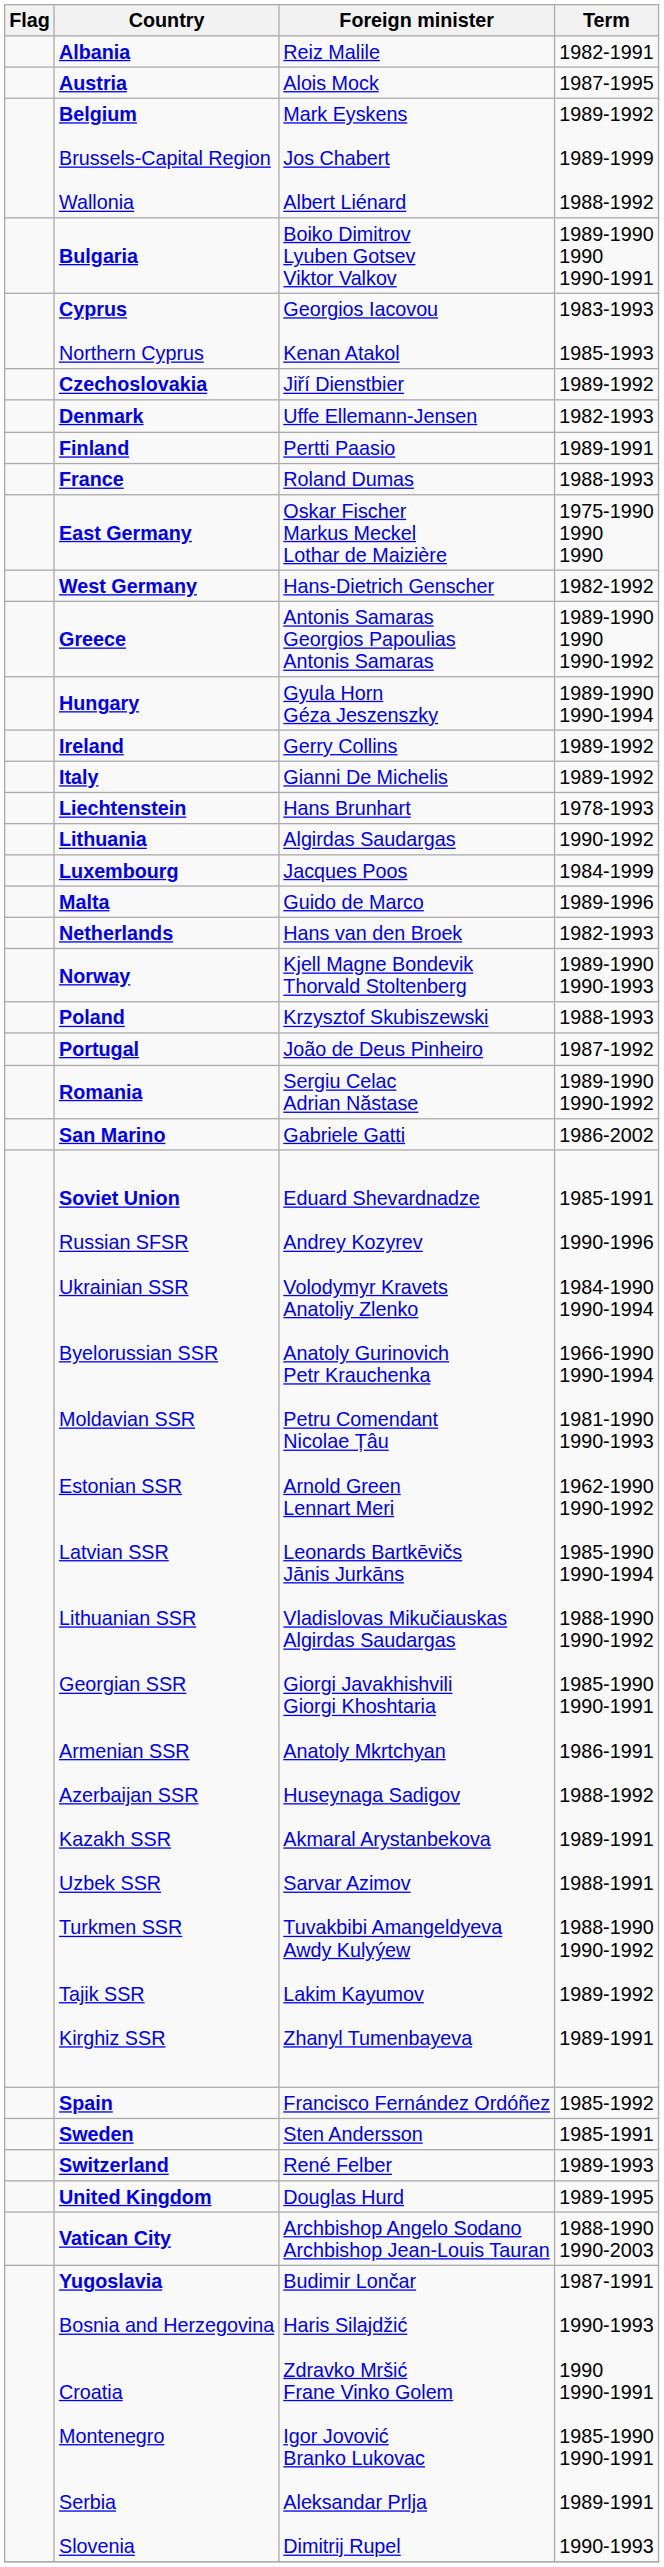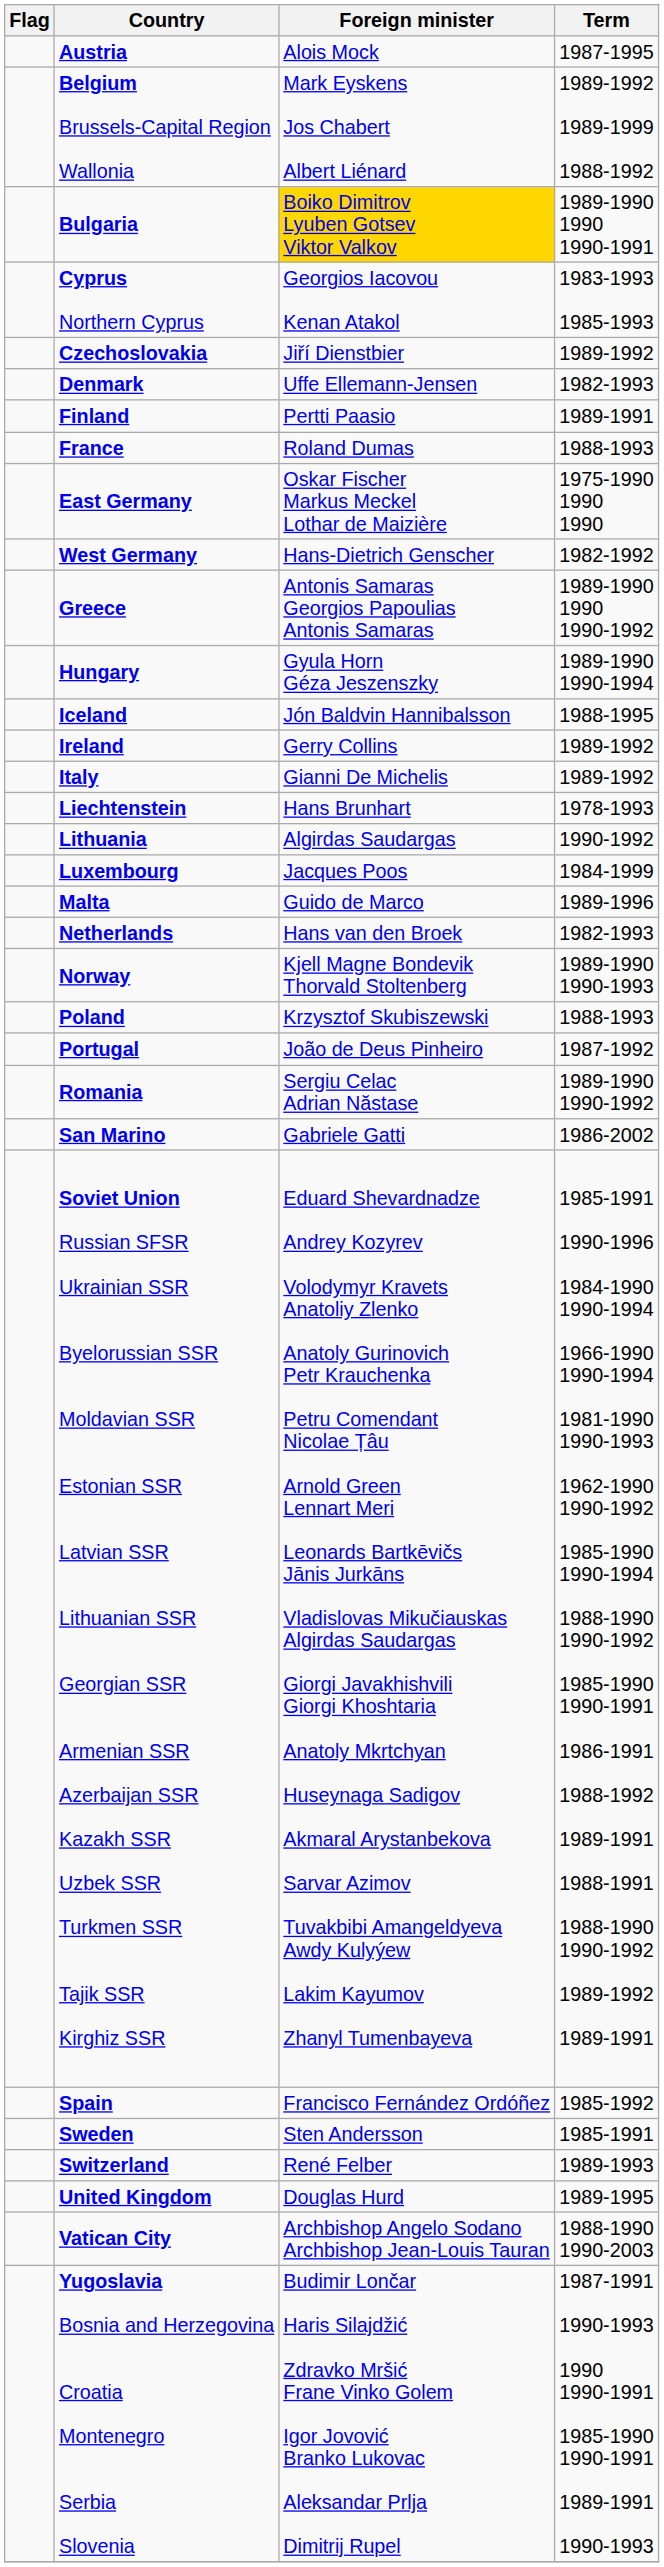- row: (95, 52)
(349, 256) no background -> (349, 225) gold background
+ row: (93, 714)
